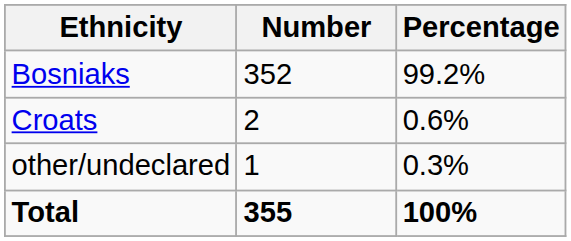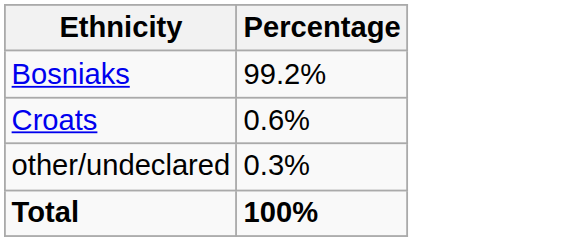- column: (316, 27)
